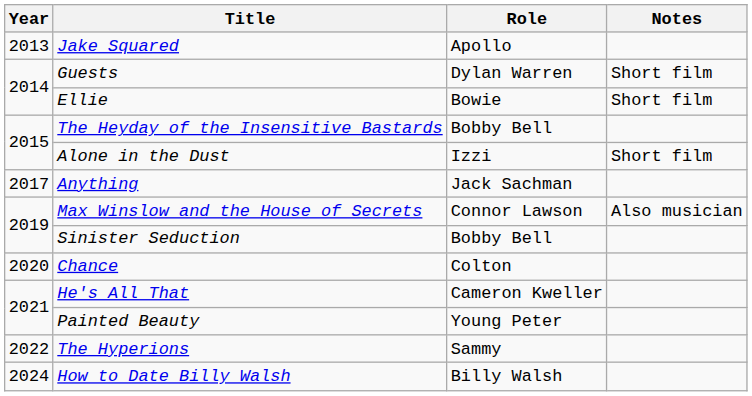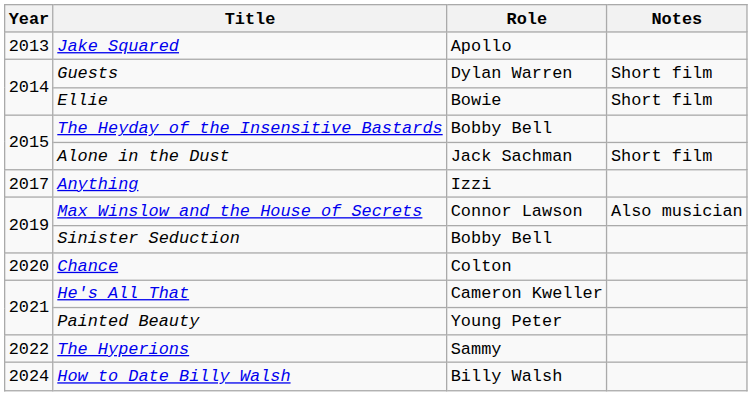(471, 156) Izzi -> (512, 156) Jack Sachman
(512, 184) Jack Sachman -> (471, 184) Izzi
